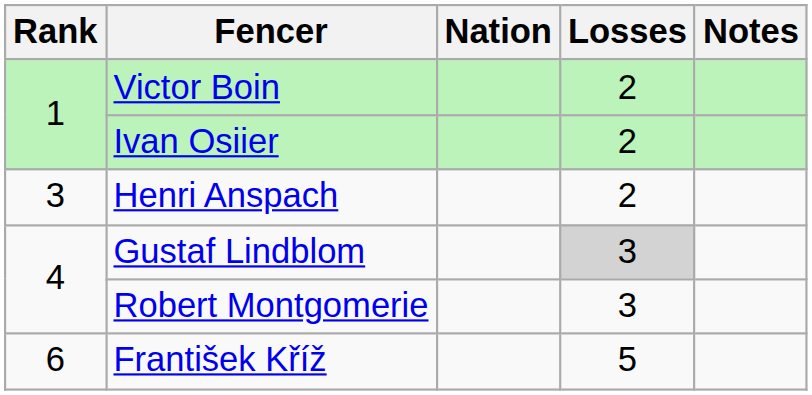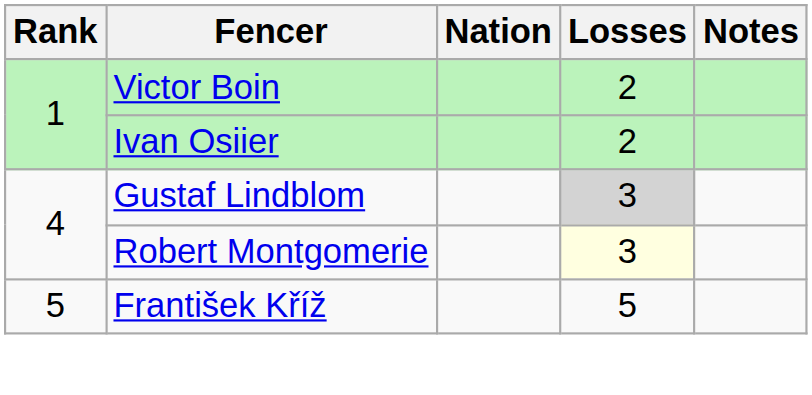- row: (226, 196)
(627, 305) no background -> (627, 251) lightyellow background
(55, 360) 6 -> (55, 305) 5
